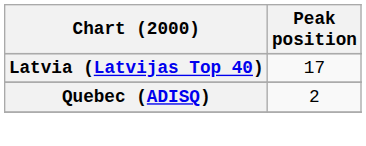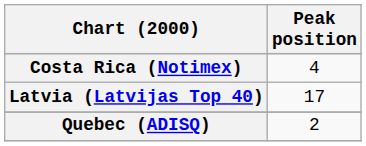+ row: (136, 68)
